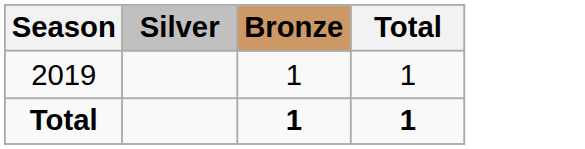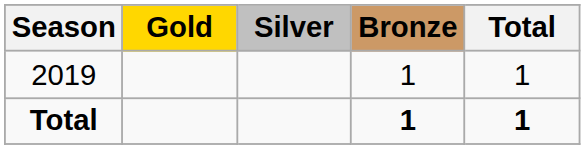+ column: (180, 27)
